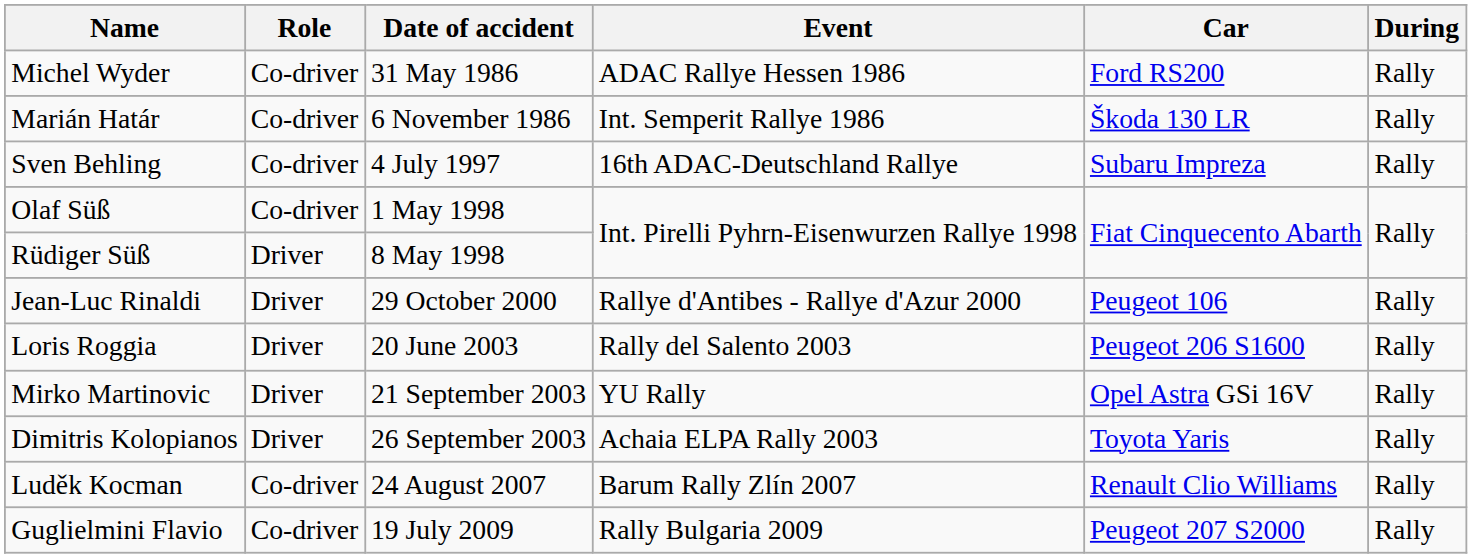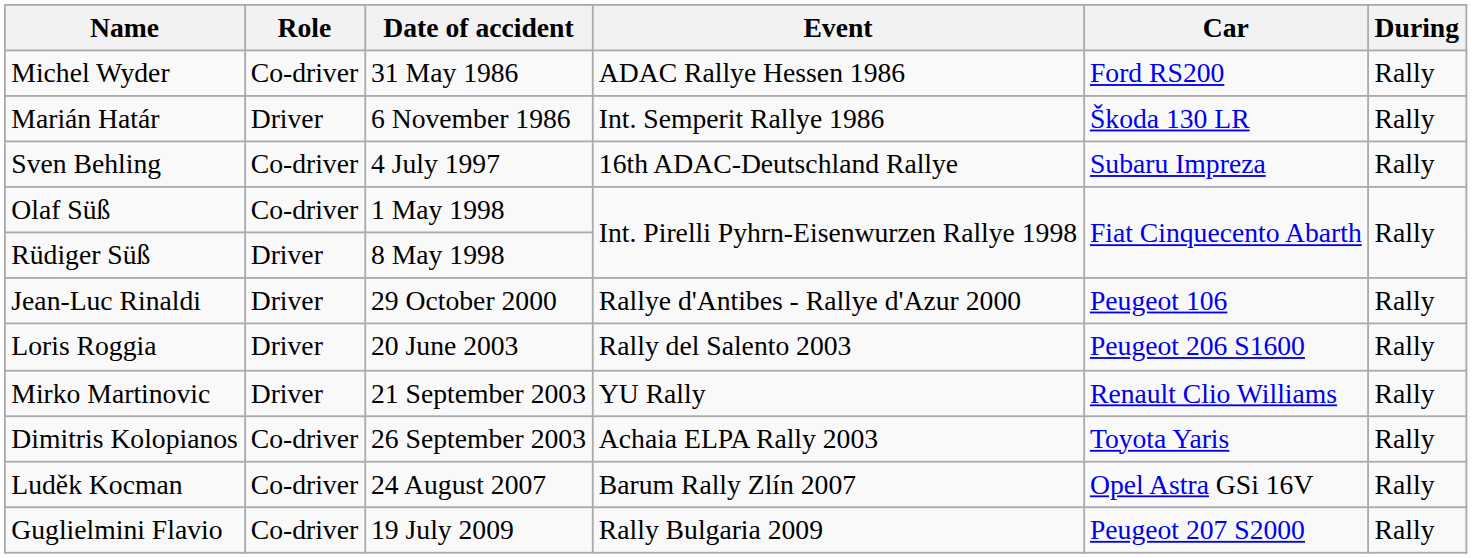(304, 118) Co-driver -> (287, 118) Driver
(1202, 392) Opel Astra GSi 16V -> (1214, 392) Renault Clio Williams
(287, 438) Driver -> (304, 438) Co-driver
(1214, 483) Renault Clio Williams -> (1202, 483) Opel Astra GSi 16V
